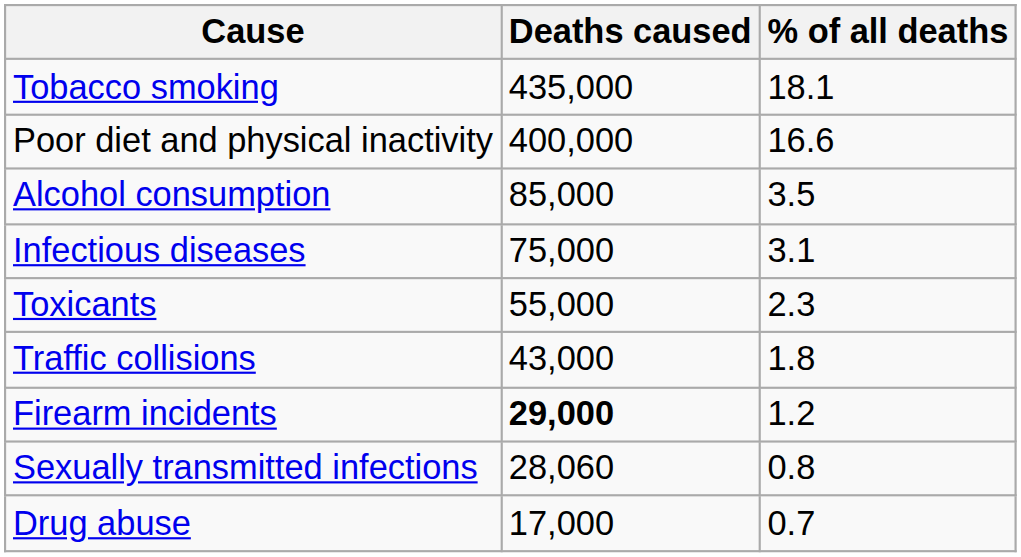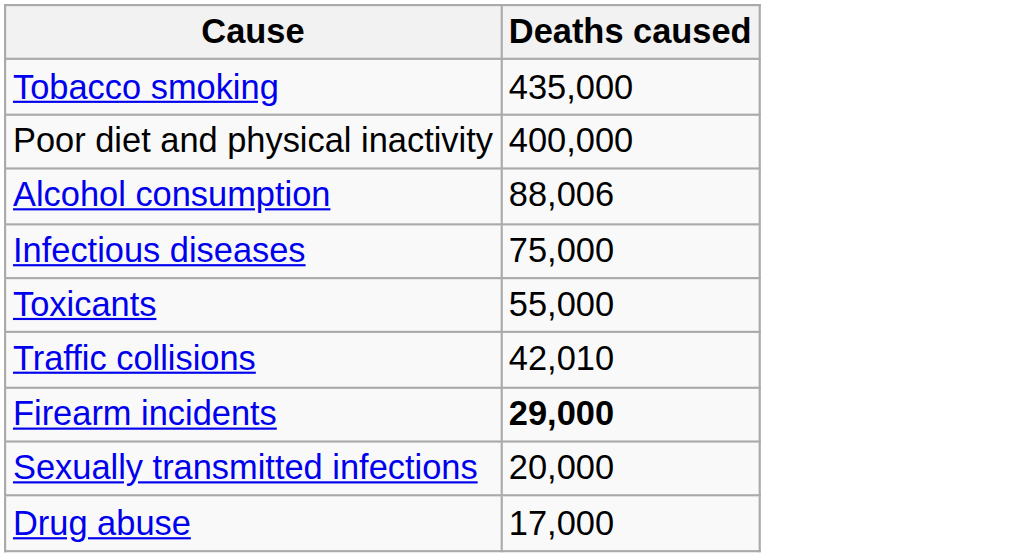- column: (888, 31)
(561, 195) 85,000 -> (561, 195) 88,006
(561, 359) 43,000 -> (561, 359) 42,010
(561, 468) 28,060 -> (561, 468) 20,000
